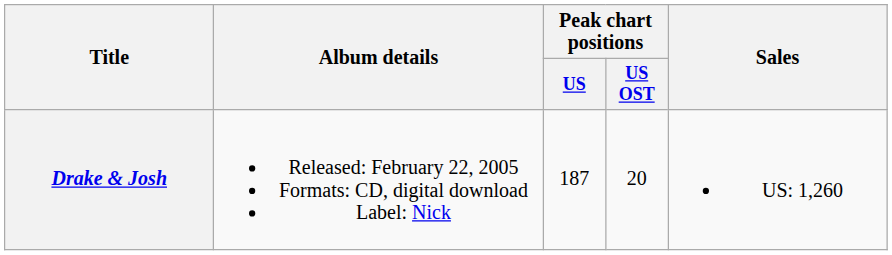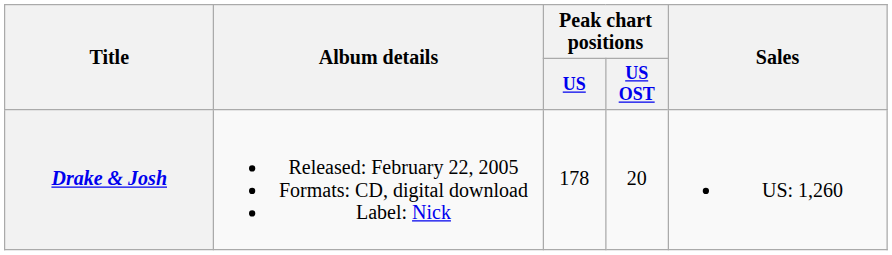(574, 179) 187 -> (574, 179) 178
